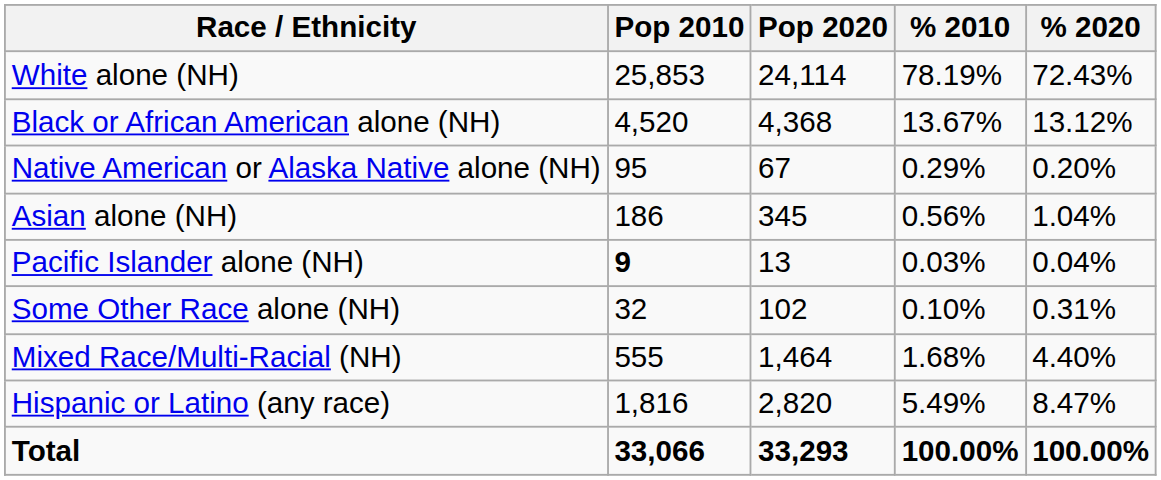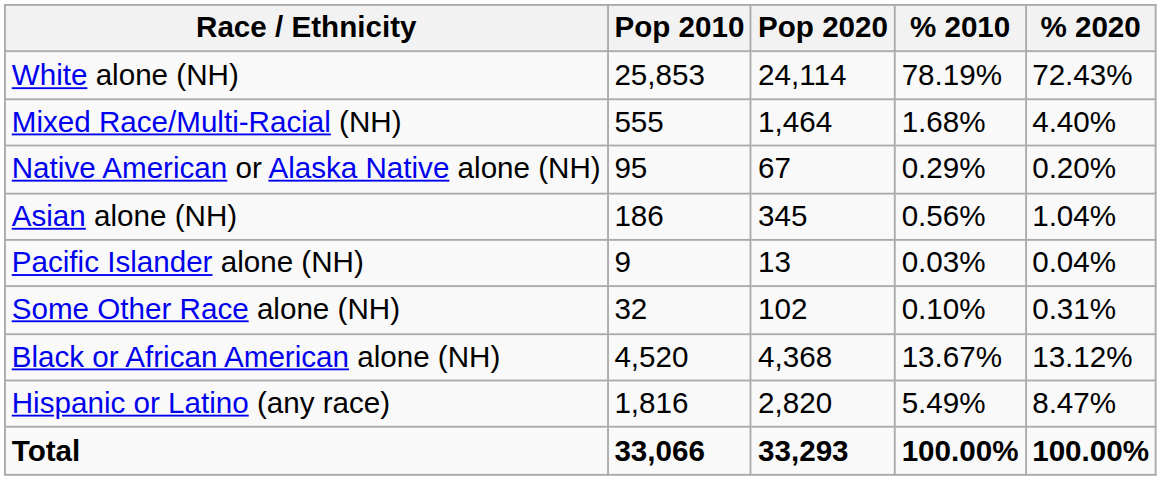rows swapped: (256, 121) <-> (207, 356)
(623, 262) bold -> (623, 262) normal
